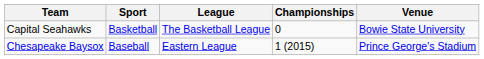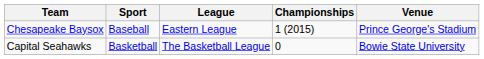rows swapped: (55, 46) <-> (49, 29)
